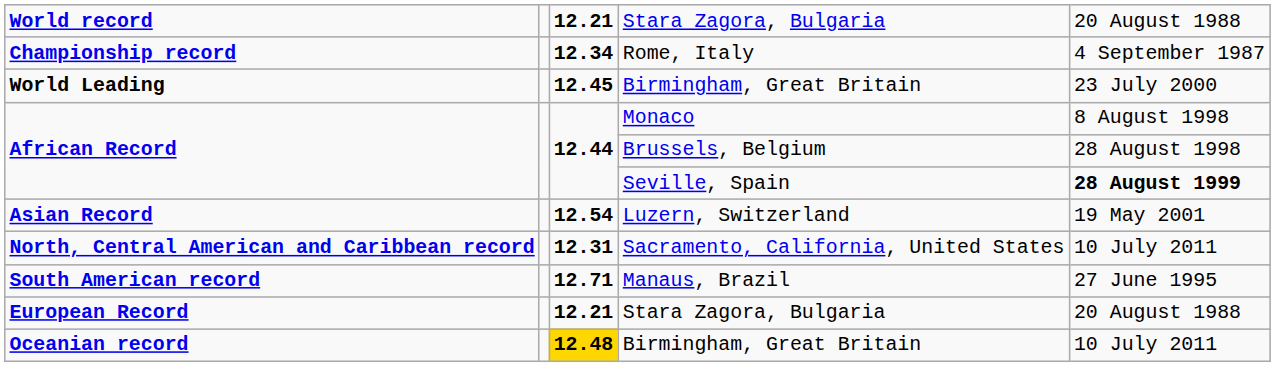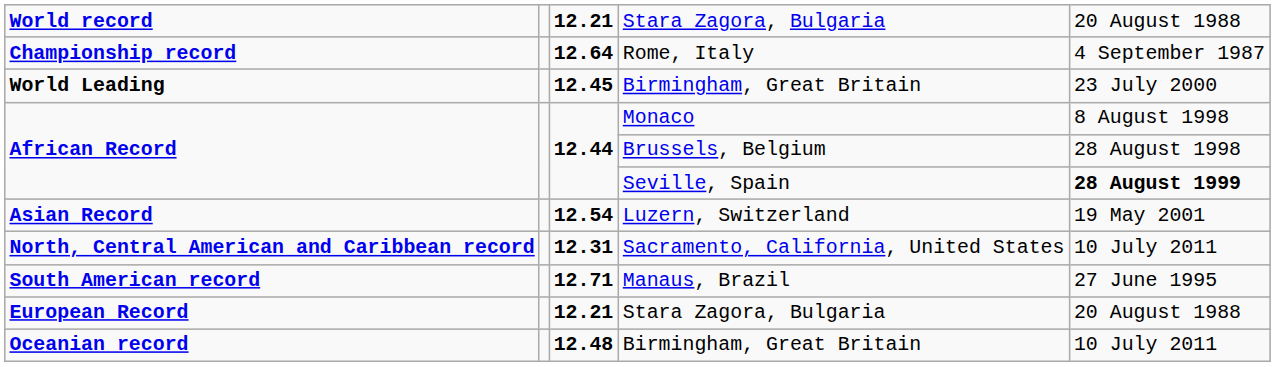(583, 53) 12.34 -> (583, 53) 12.64
(583, 345) gold background -> (583, 345) no background
